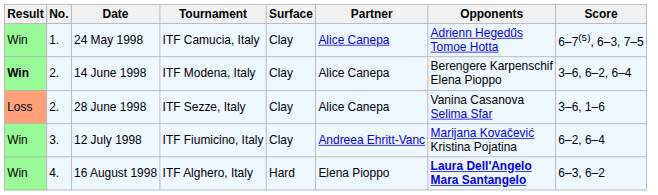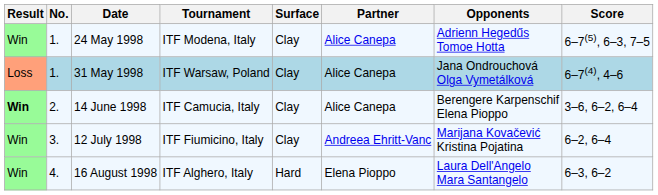(211, 40) ITF Camucia, Italy -> (209, 40) ITF Modena, Italy
+ row: (109, 73)
(209, 73) ITF Modena, Italy -> (211, 106) ITF Camucia, Italy
- row: (110, 106)
(481, 173) bold -> (484, 173) normal
